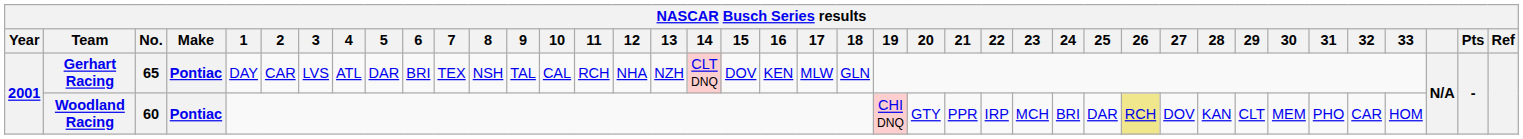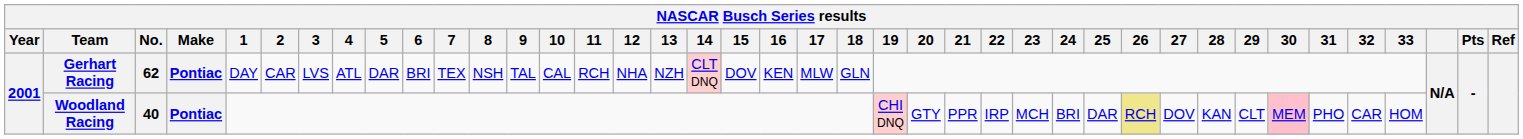(151, 73) 65 -> (151, 73) 62
(151, 114) 60 -> (151, 114) 40
(1289, 114) no background -> (1289, 114) pink background
